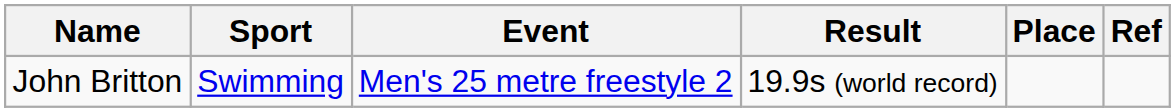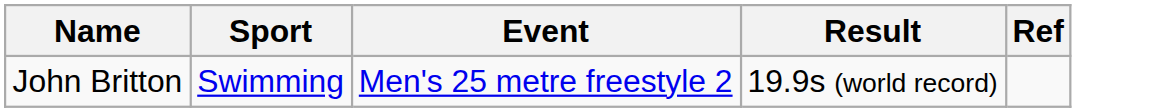- column: (1054, 31)
